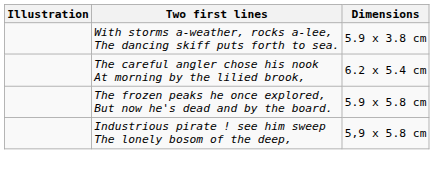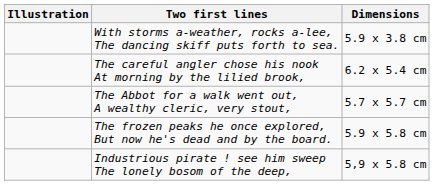+ row: (196, 102)
